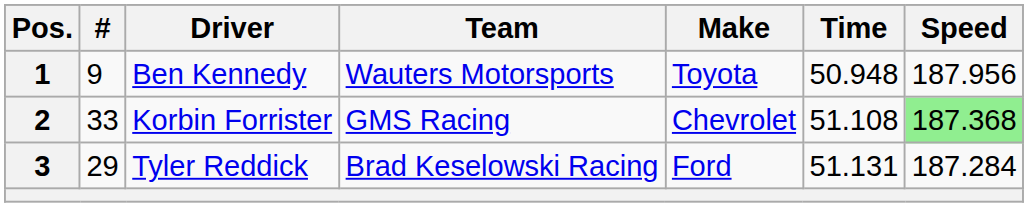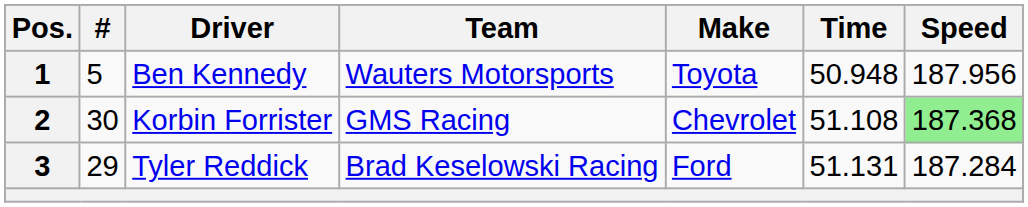(95, 74) 9 -> (95, 74) 5
(103, 120) 33 -> (103, 120) 30
